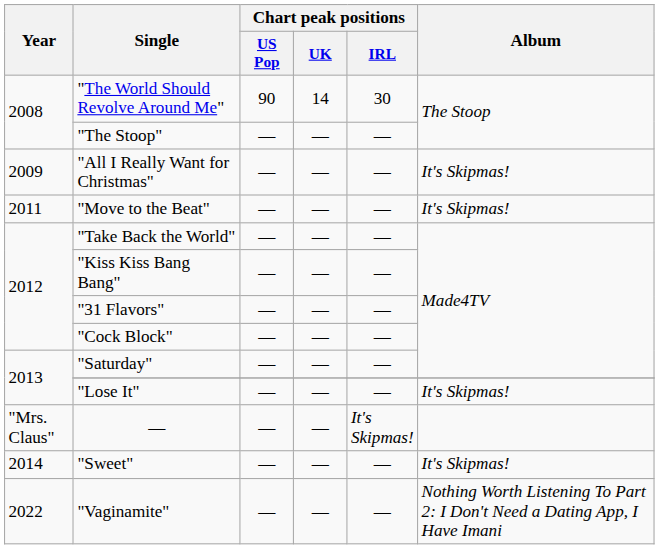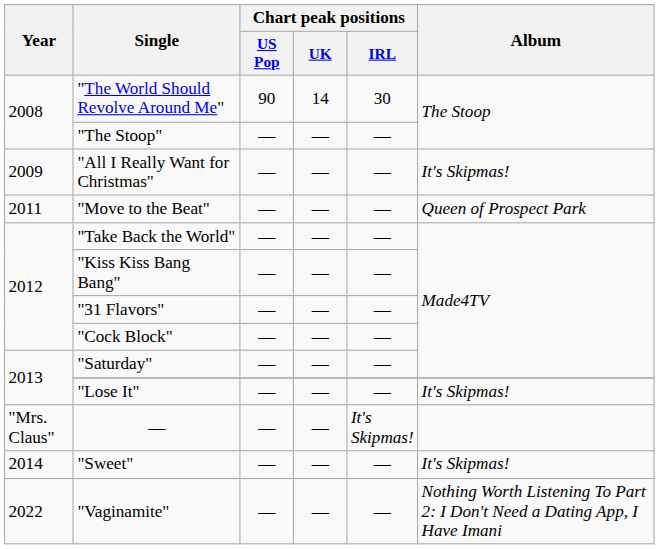(465, 208) It's Skipmas! -> (504, 208) Queen of Prospect Park
